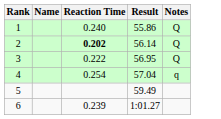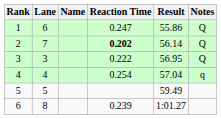+ column: (45, 12)
(95, 28) 0.240 -> (121, 28) 0.247
